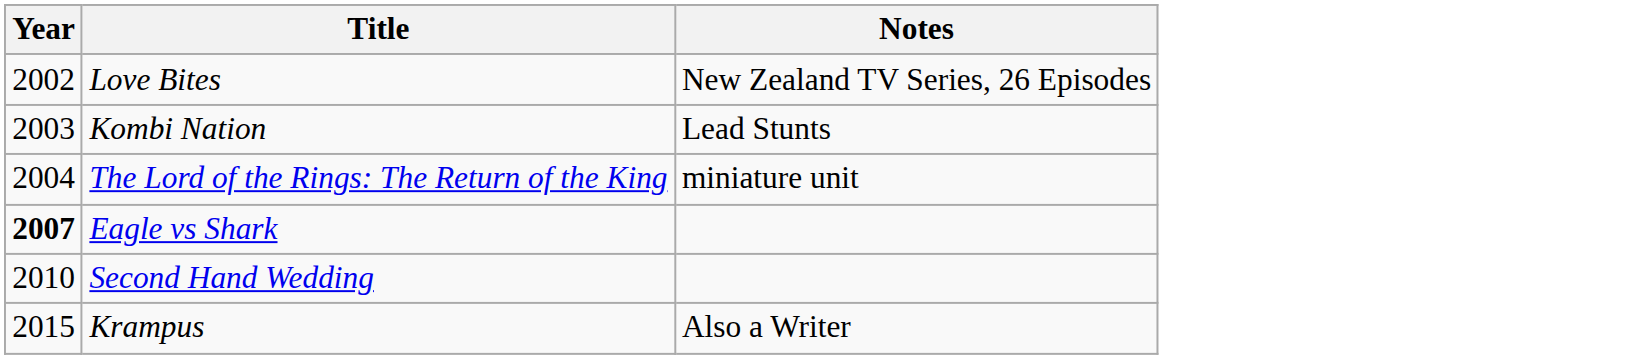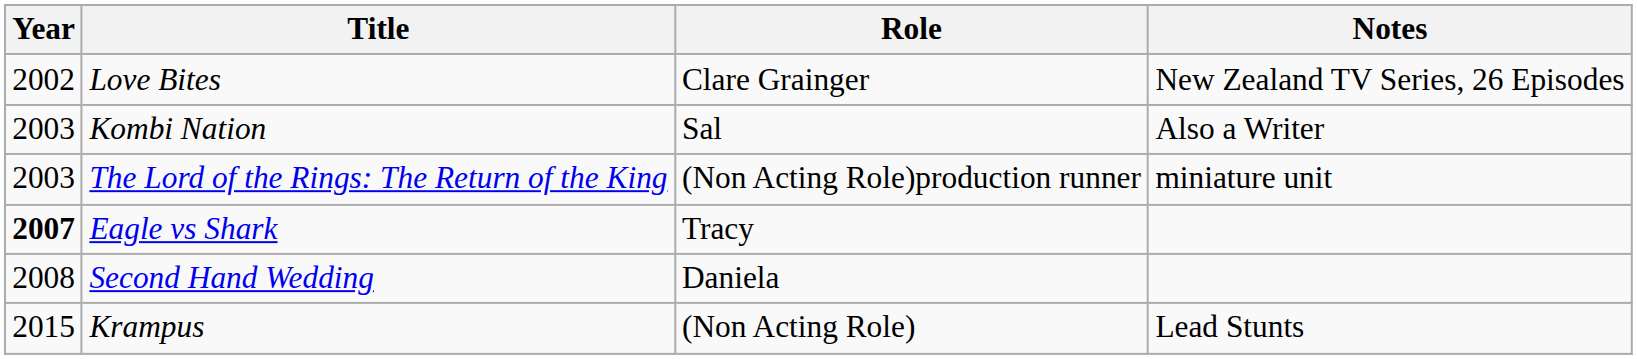+ column: (911, 29)
(756, 128) Lead Stunts -> (1240, 128) Also a Writer
(44, 178) 2004 -> (44, 178) 2003
(44, 278) 2010 -> (44, 278) 2008
(766, 327) Also a Writer -> (1230, 327) Lead Stunts
